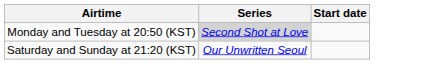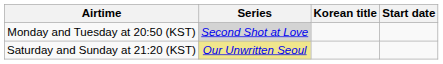+ column: (345, 13)
(255, 50) no background -> (255, 50) khaki background
